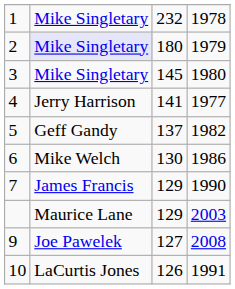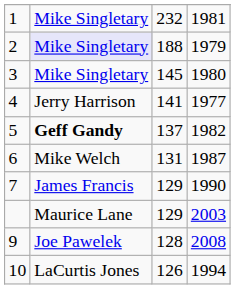(208, 18) 1978 -> (208, 18) 1981
(170, 46) 180 -> (170, 46) 188
(76, 130) normal -> (79, 130) bold
(170, 158) 130 -> (170, 158) 131
(208, 158) 1986 -> (208, 158) 1987
(170, 241) 127 -> (170, 241) 128
(208, 269) 1991 -> (208, 269) 1994
